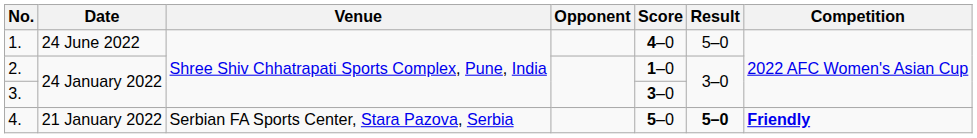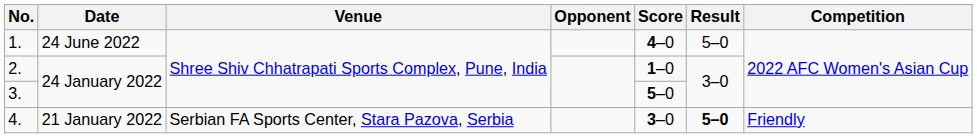(661, 94) 3–0 -> (661, 94) 5–0
(661, 119) 5–0 -> (661, 119) 3–0
(779, 119) bold -> (776, 119) normal
